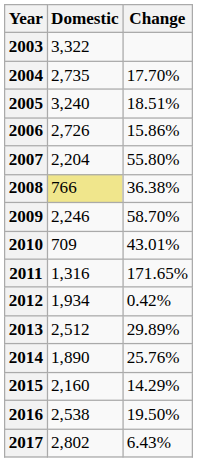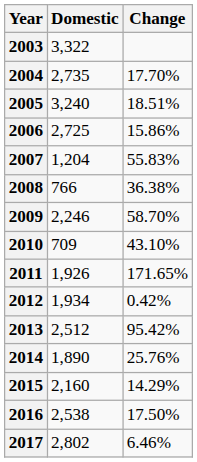(70, 131) 2,726 -> (70, 131) 2,725
(70, 159) 2,204 -> (70, 159) 1,204
(153, 159) 55.80% -> (153, 159) 55.83%
(64, 187) khaki background -> (64, 187) no background
(153, 244) 43.01% -> (153, 244) 43.10%
(70, 272) 1,316 -> (70, 272) 1,926
(153, 329) 29.89% -> (153, 329) 95.42%
(153, 414) 19.50% -> (153, 414) 17.50%
(149, 442) 6.43% -> (149, 442) 6.46%
